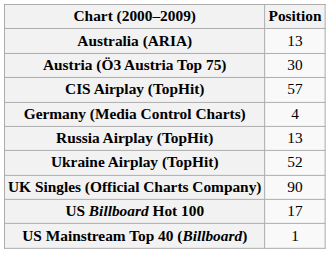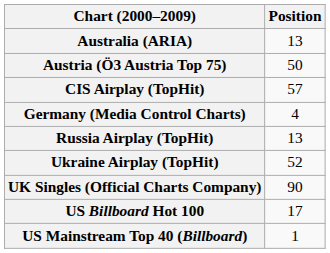(295, 65) 30 -> (295, 65) 50
